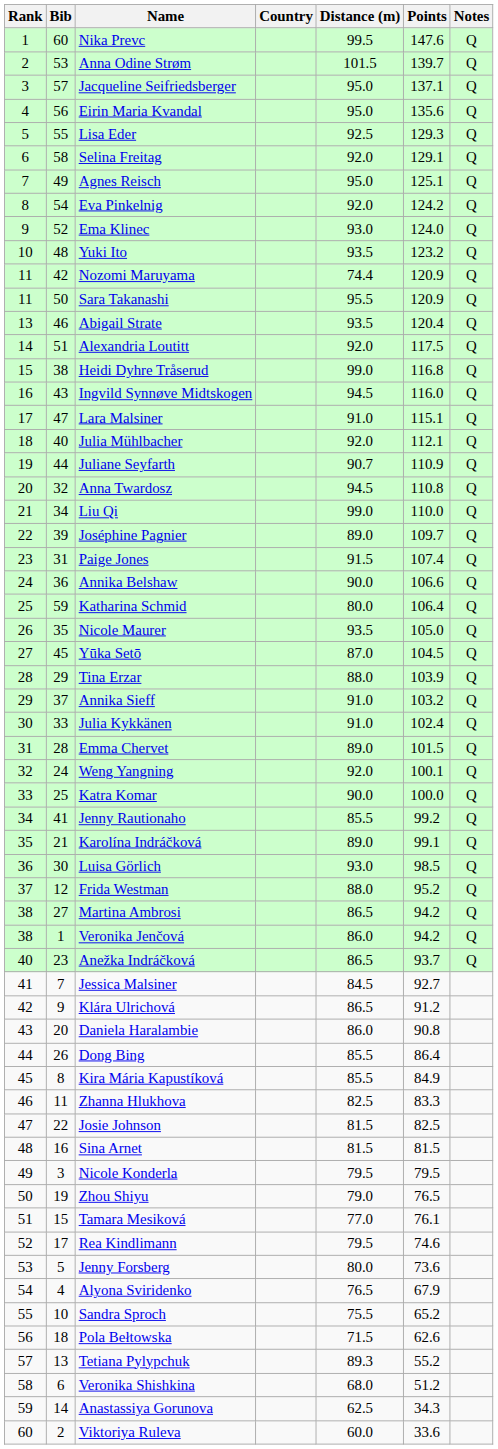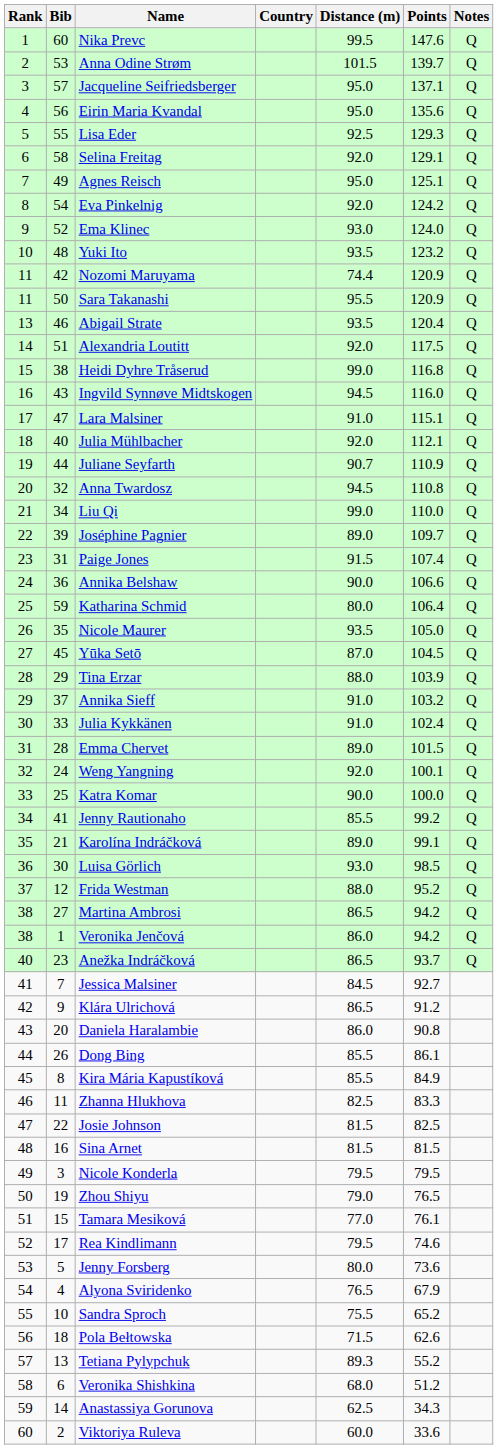(427, 1054) 86.4 -> (427, 1054) 86.1
